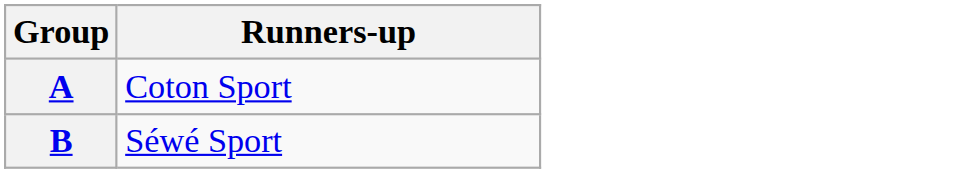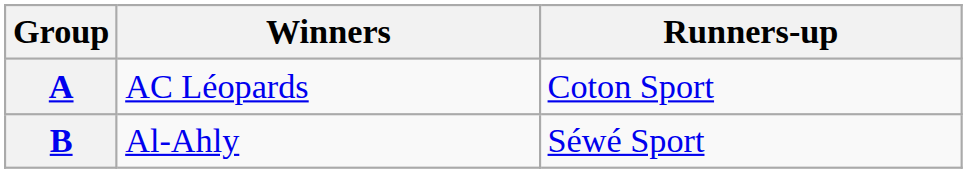+ column: (328, 31)
